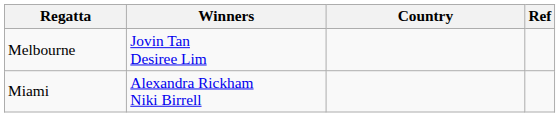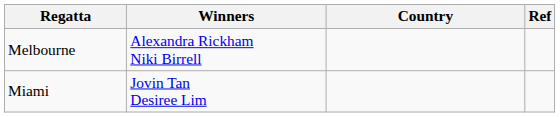(168, 49) Jovin Tan Desiree Lim -> (192, 49) Alexandra Rickham Niki Birrell
(192, 91) Alexandra Rickham Niki Birrell -> (168, 91) Jovin Tan Desiree Lim
